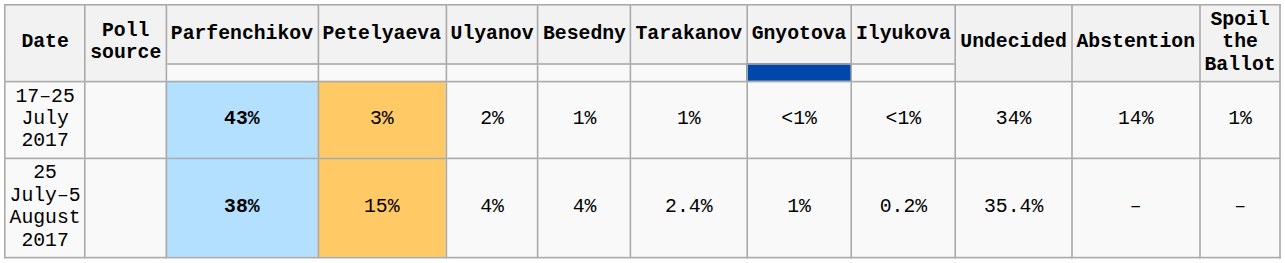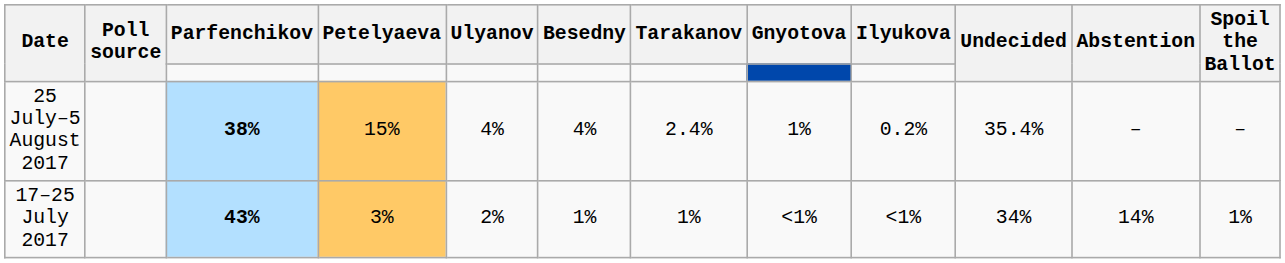rows swapped: (45, 208) <-> (45, 120)
